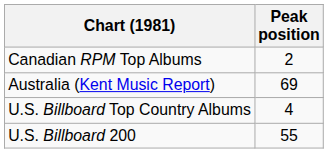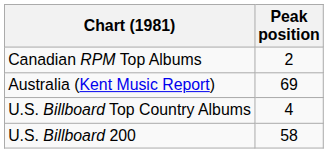(289, 135) 55 -> (289, 135) 58
